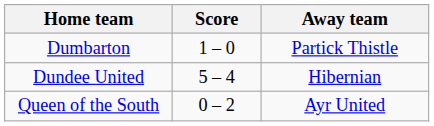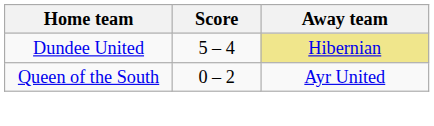- row: (89, 47)
(345, 76) no background -> (345, 47) khaki background
